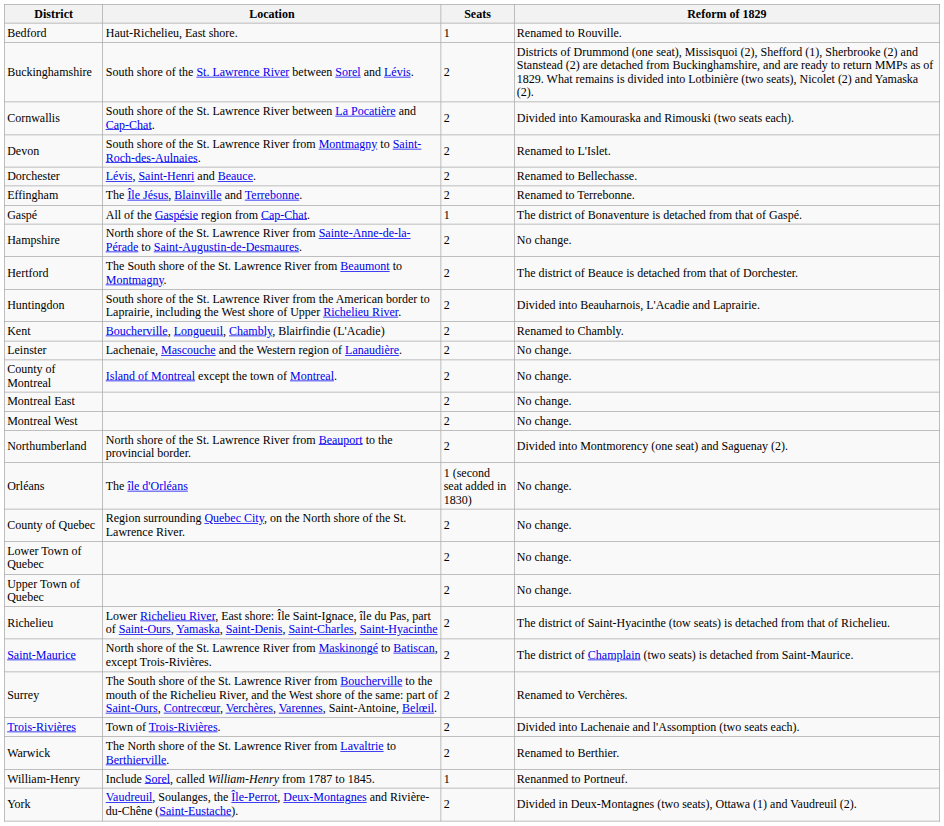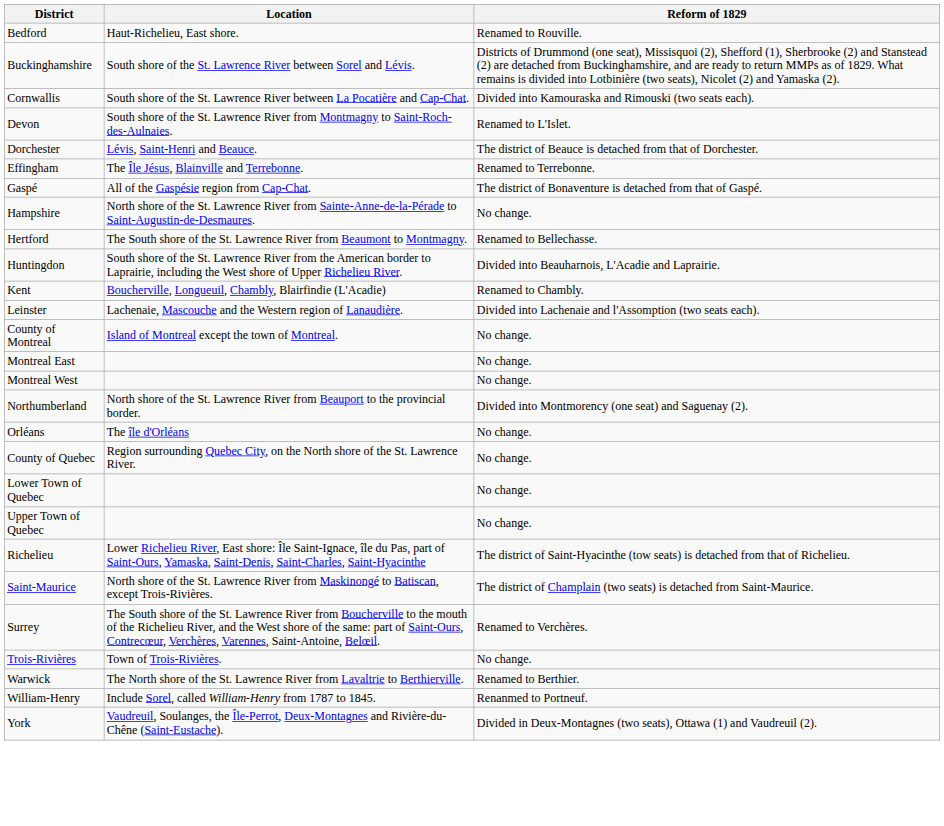- column: (477, 14)
(577, 176) Renamed to Bellechasse. -> (617, 149) The district of Beauce is detached from that of Dorchester.
(657, 273) The district of Beauce is detached from that of Dorchester. -> (537, 239) Renamed to Bellechasse.
(544, 350) No change. -> (618, 309) Divided into Lachenaie and l'Assomption (two seats each).
(658, 727) Divided into Lachenaie and l'Assomption (two seats each). -> (504, 659) No change.
